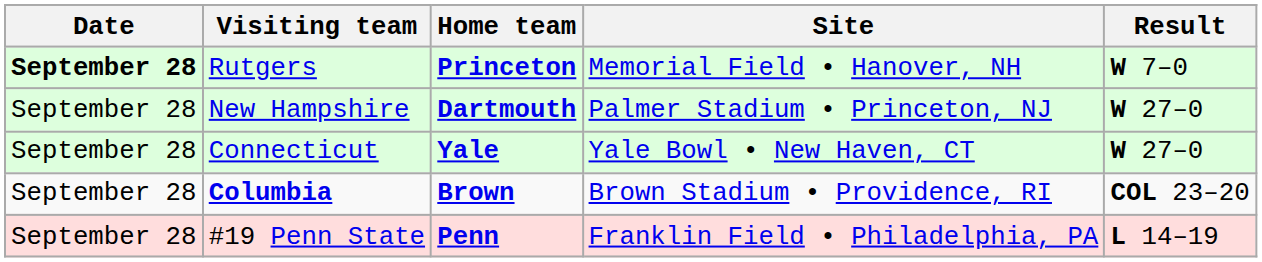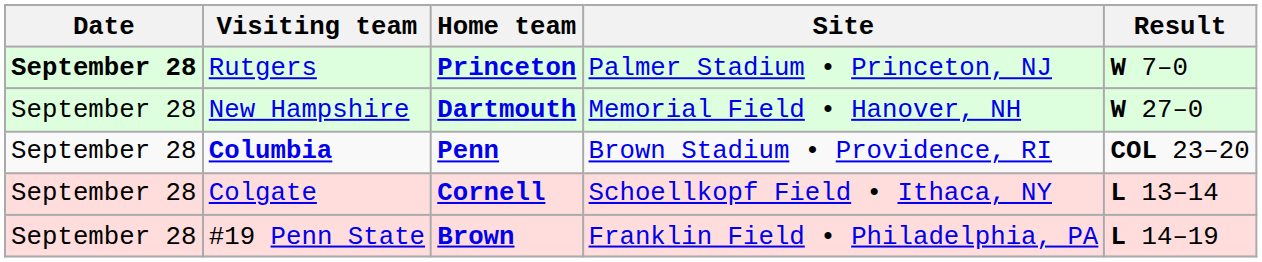(805, 68) Memorial Field • Hanover, NH -> (820, 68) Palmer Stadium • Princeton, NJ
(820, 110) Palmer Stadium • Princeton, NJ -> (805, 110) Memorial Field • Hanover, NH
- row: (294, 152)
(476, 194) Brown -> (468, 152) Penn
+ row: (263, 194)
(468, 236) Penn -> (476, 236) Brown
